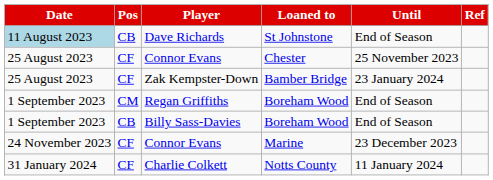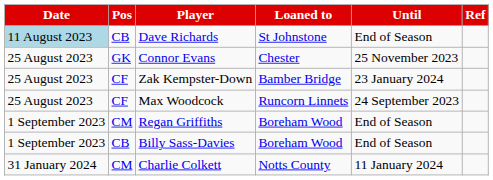(126, 57) CF -> (121, 57) GK
+ row: (181, 100)
- row: (183, 143)
(126, 164) CF -> (122, 164) CM
